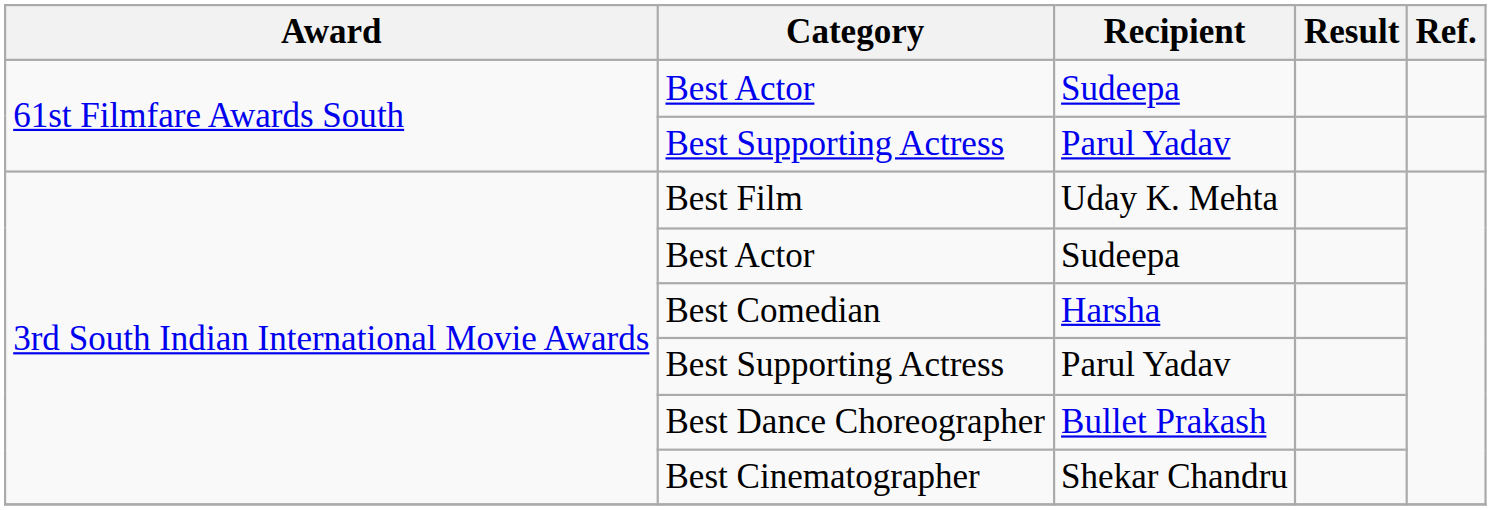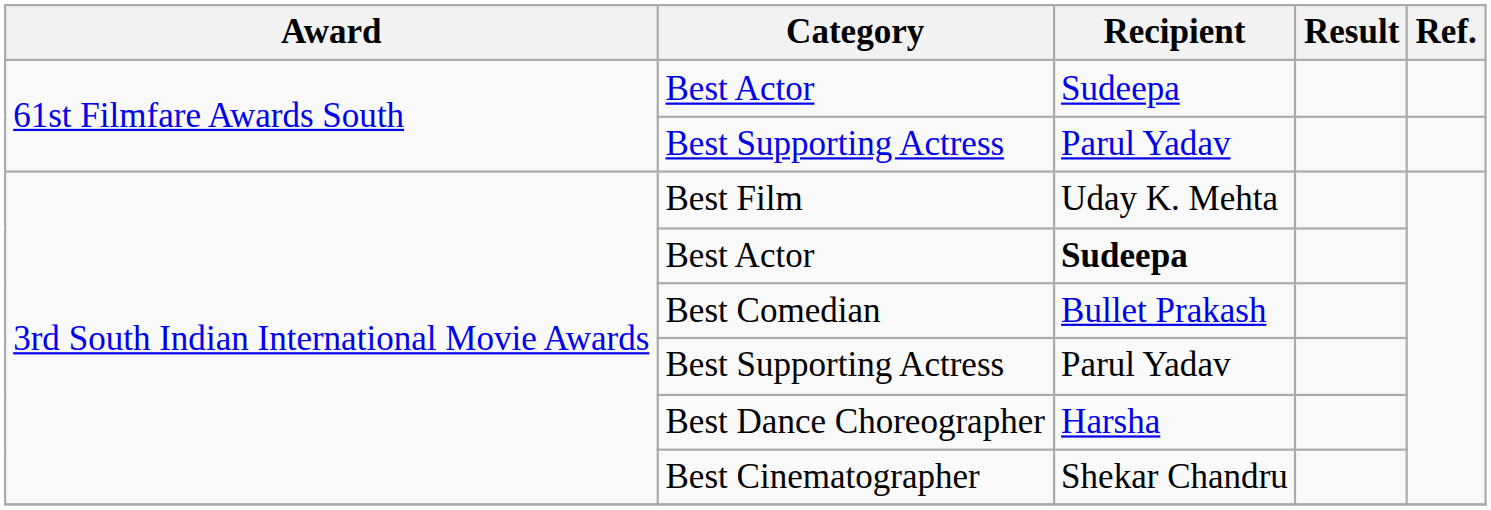(1120, 254) normal -> (1124, 254) bold
(1111, 310) Harsha -> (1164, 310) Bullet Prakash
(1164, 421) Bullet Prakash -> (1111, 421) Harsha
